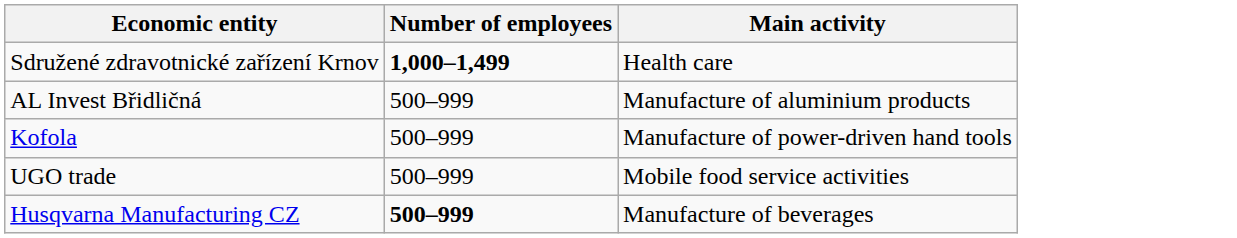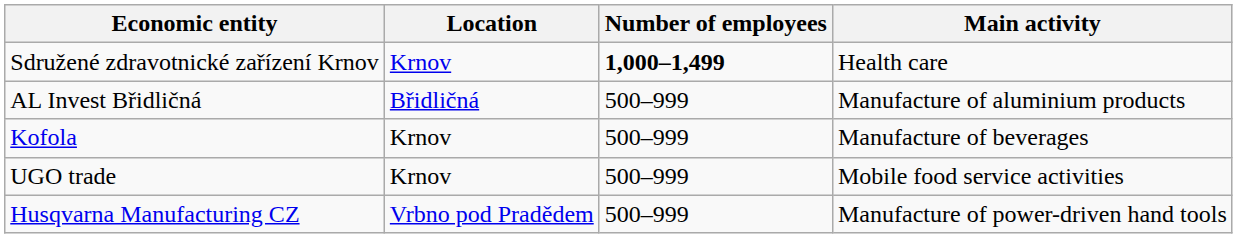+ column: (492, 23)
(817, 137) Manufacture of power-driven hand tools -> (963, 137) Manufacture of beverages
(432, 213) bold -> (647, 213) normal
(748, 213) Manufacture of beverages -> (1032, 213) Manufacture of power-driven hand tools
